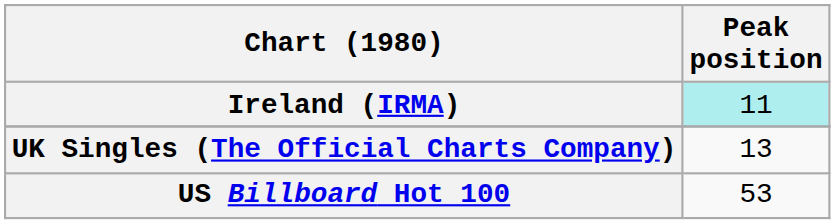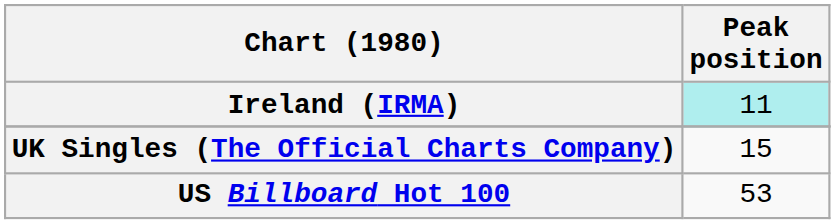(756, 150) 13 -> (756, 150) 15
